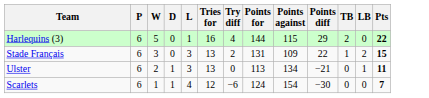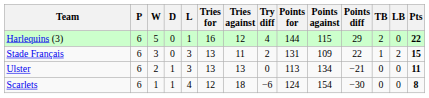+ column: (240, 17)
(364, 69) 1 -> (399, 69) 0
(382, 85) 7 -> (416, 85) 8
